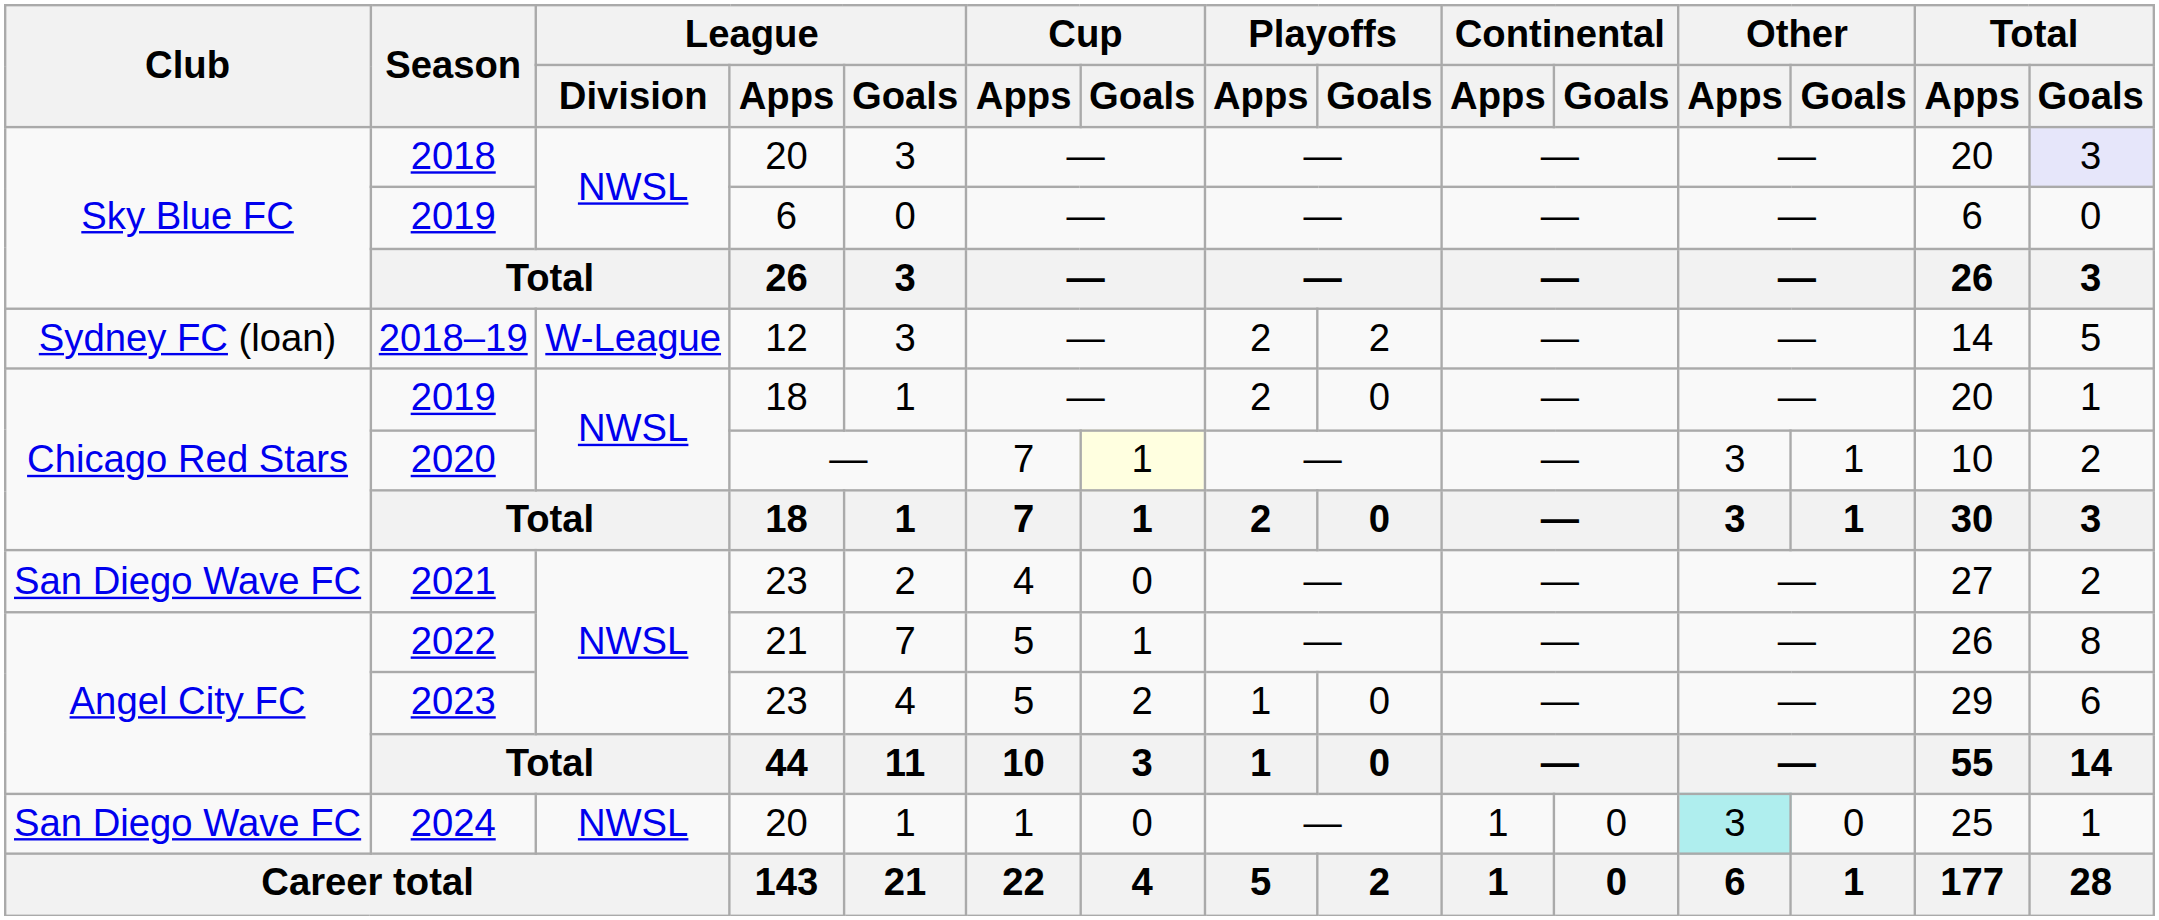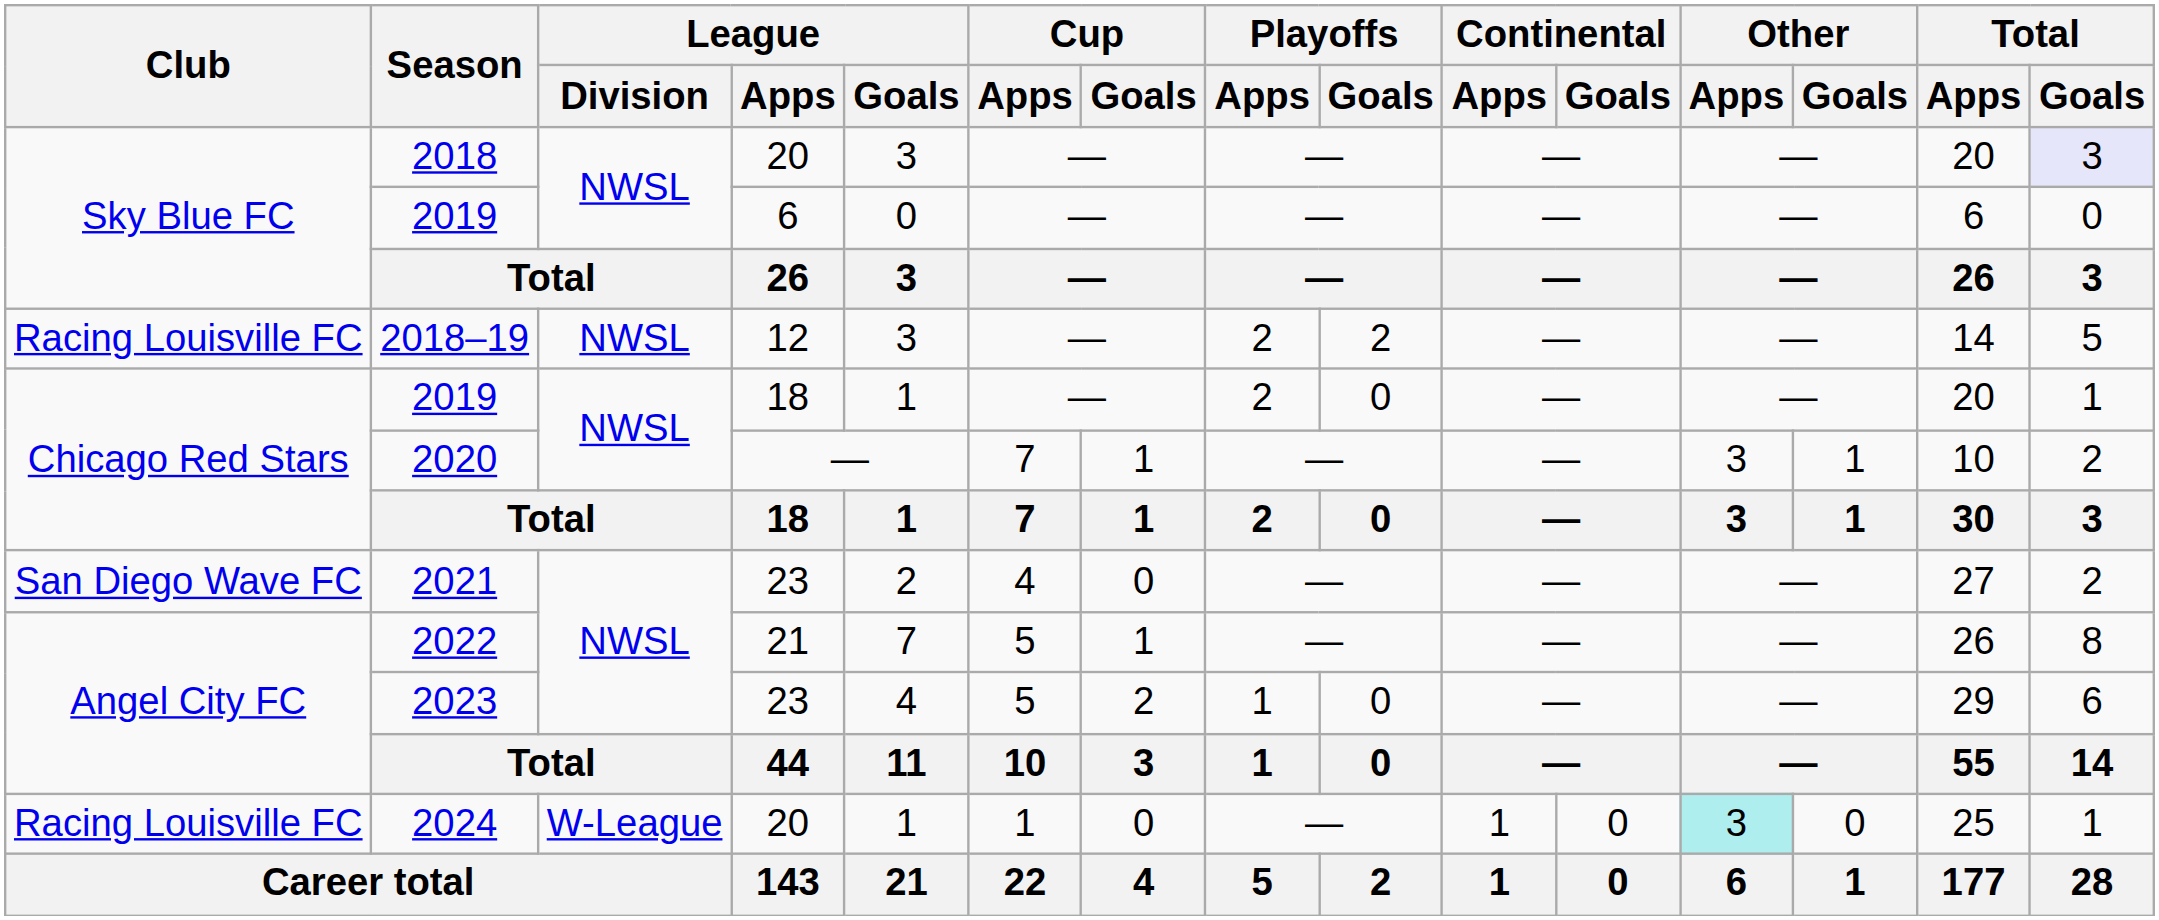(188, 338) Sydney FC (loan) -> (188, 338) Racing Louisville FC
(633, 338) W-League -> (635, 338) NWSL
(1142, 459) lightyellow background -> (1144, 459) no background
(188, 823) San Diego Wave FC -> (188, 823) Racing Louisville FC
(633, 823) NWSL -> (635, 823) W-League
